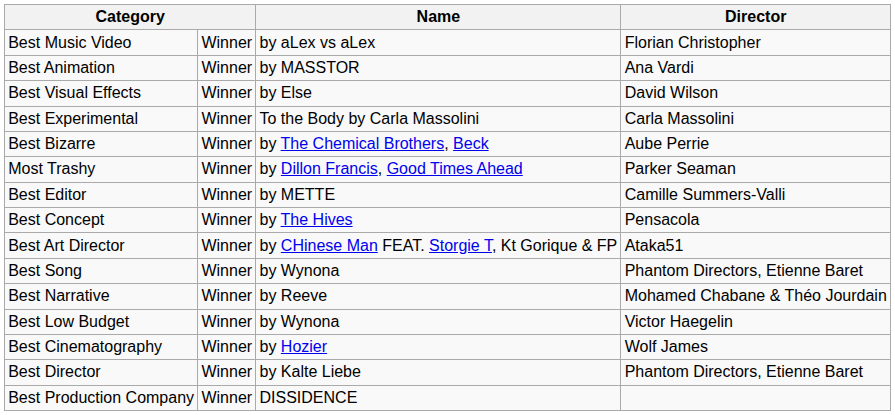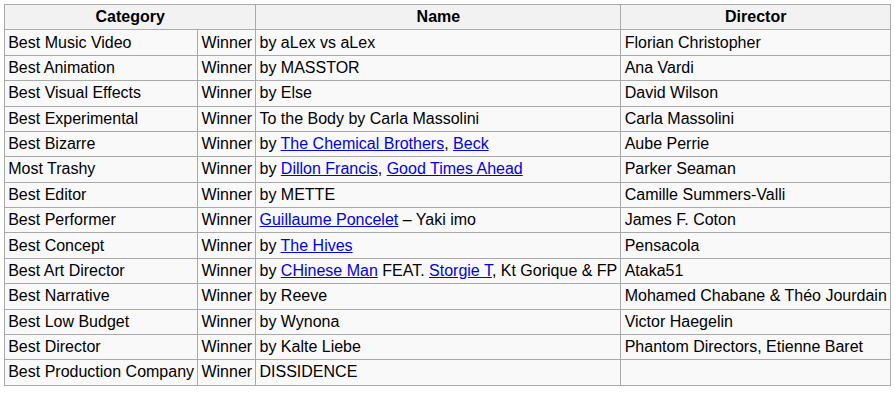+ row: (62, 220)
- row: (45, 270)
- row: (85, 347)
